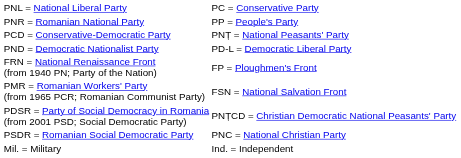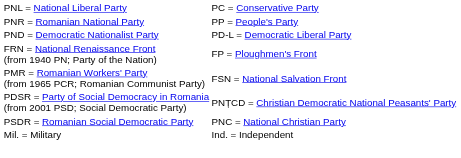- row: (87, 35)
